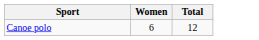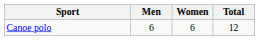+ column: (151, 12)
